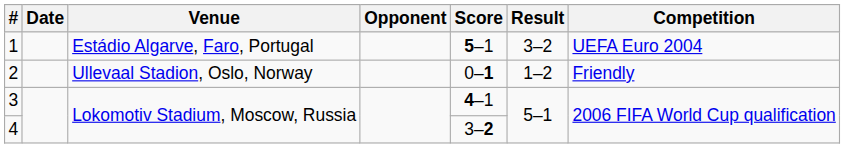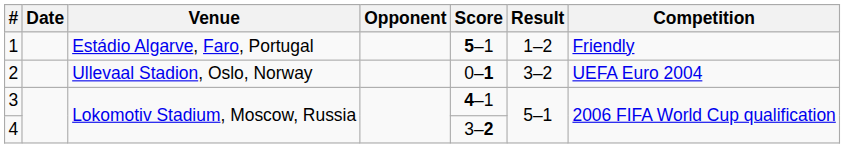(538, 45) 3–2 -> (538, 45) 1–2
(637, 45) UEFA Euro 2004 -> (603, 45) Friendly
(538, 73) 1–2 -> (538, 73) 3–2
(603, 73) Friendly -> (637, 73) UEFA Euro 2004
